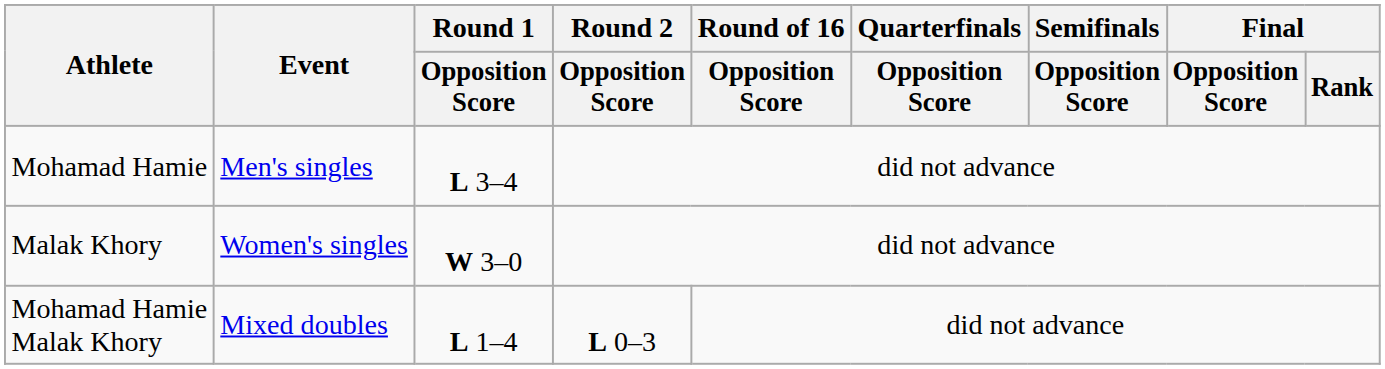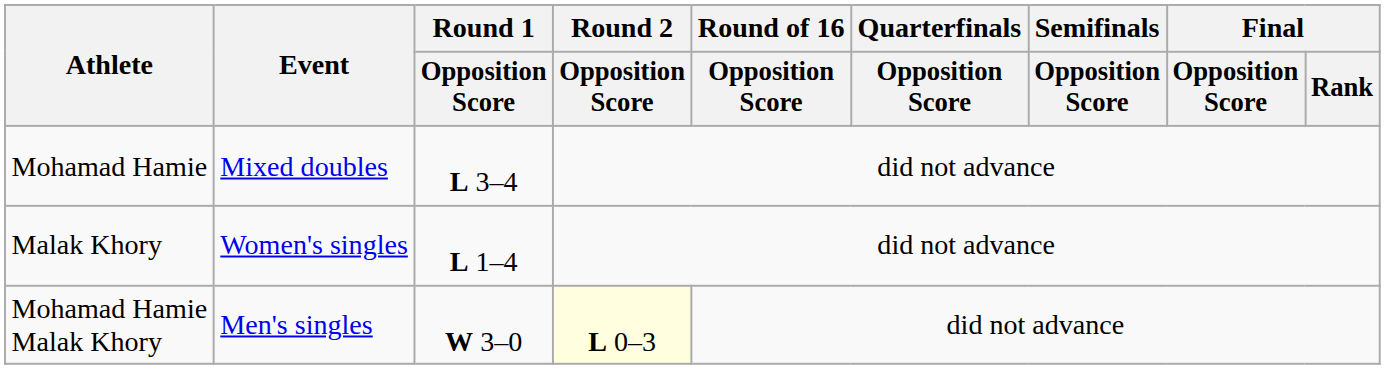(297, 165) Men's singles -> (304, 165) Mixed doubles
(484, 261) W 3–0 -> (484, 261) L 1–4
(304, 324) Mixed doubles -> (297, 324) Men's singles
(484, 341) L 1–4 -> (484, 341) W 3–0
(622, 341) no background -> (622, 341) lightyellow background
